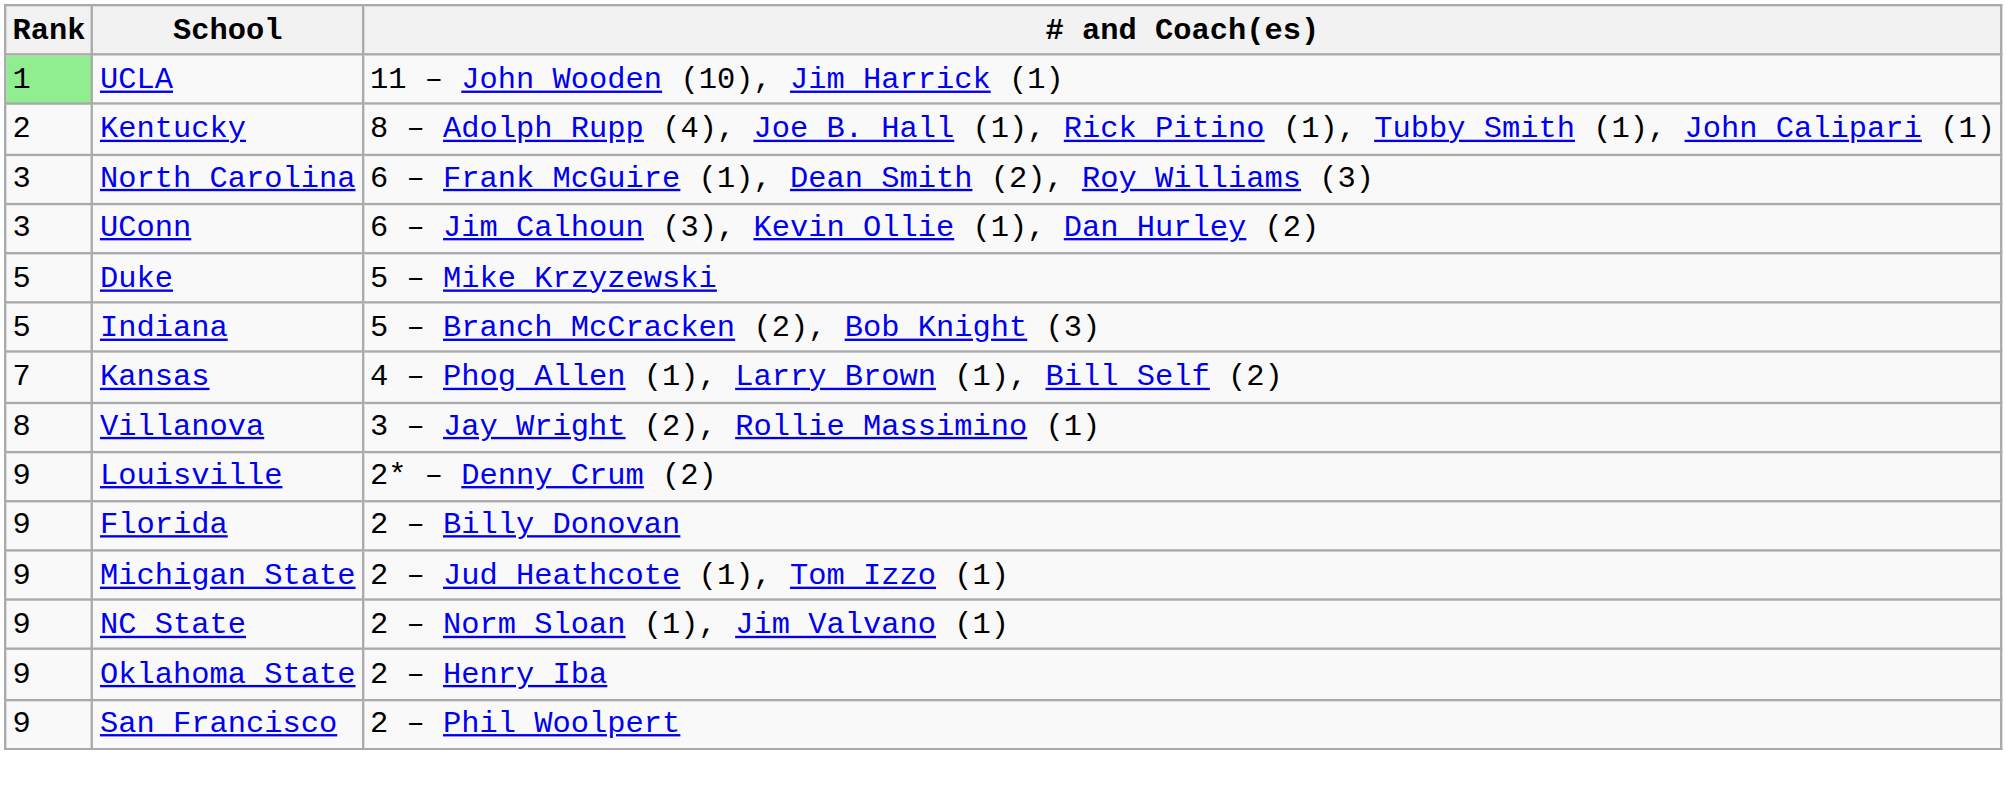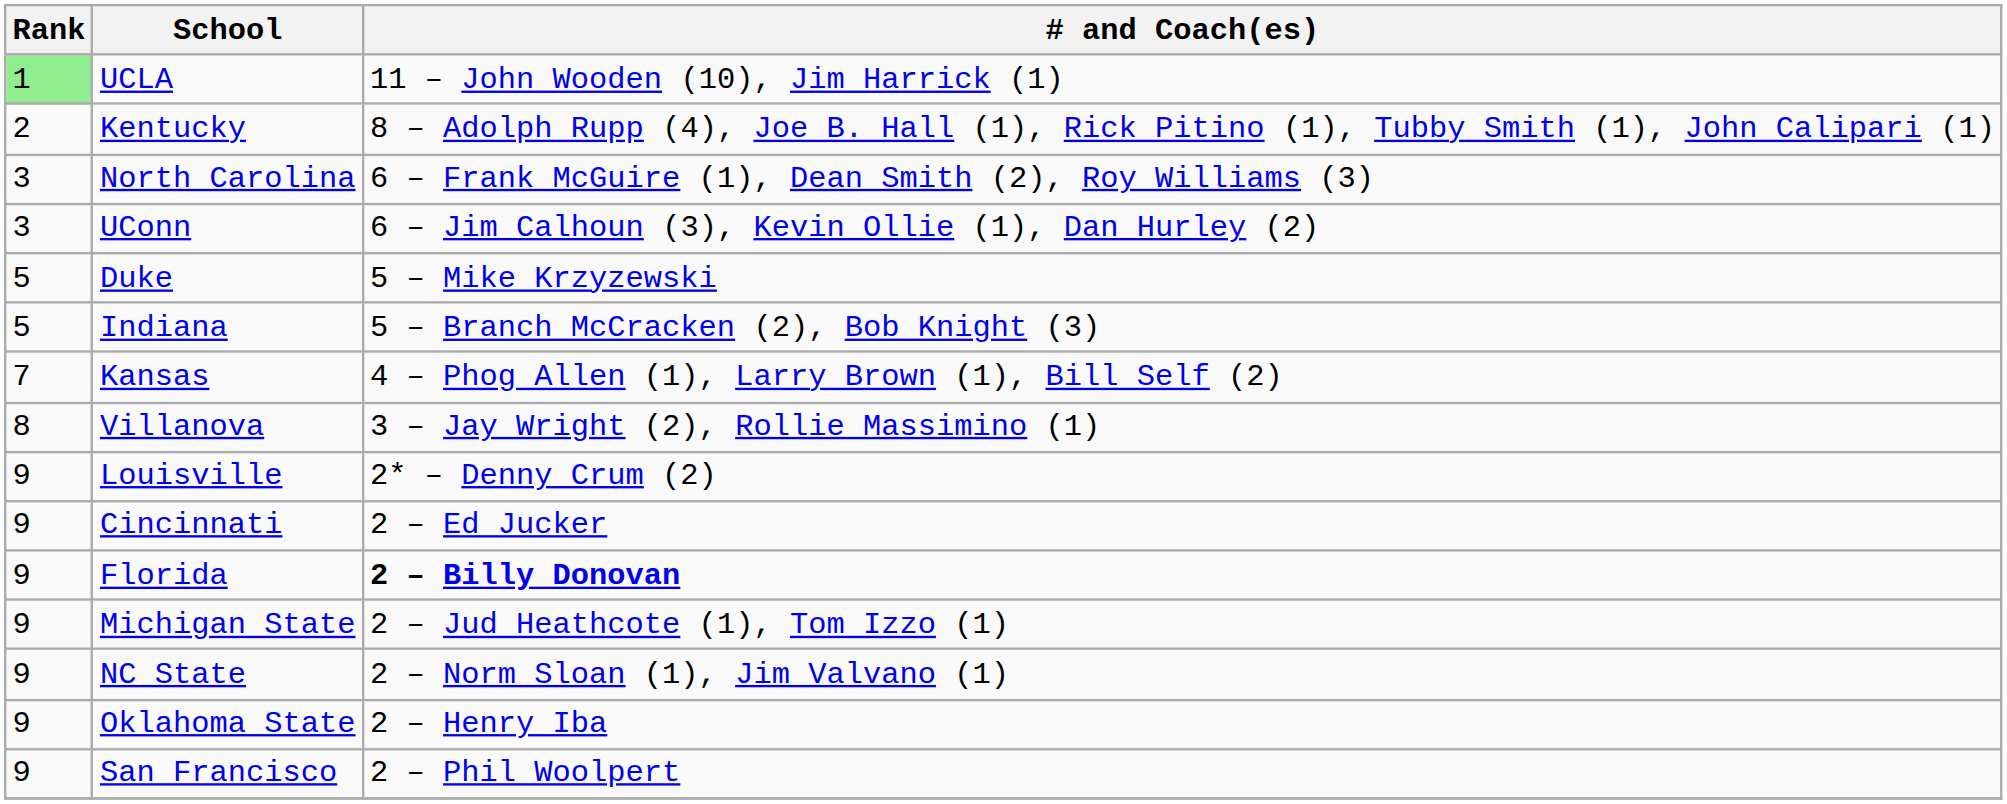+ row: (191, 526)
(525, 526) normal -> (525, 575) bold
